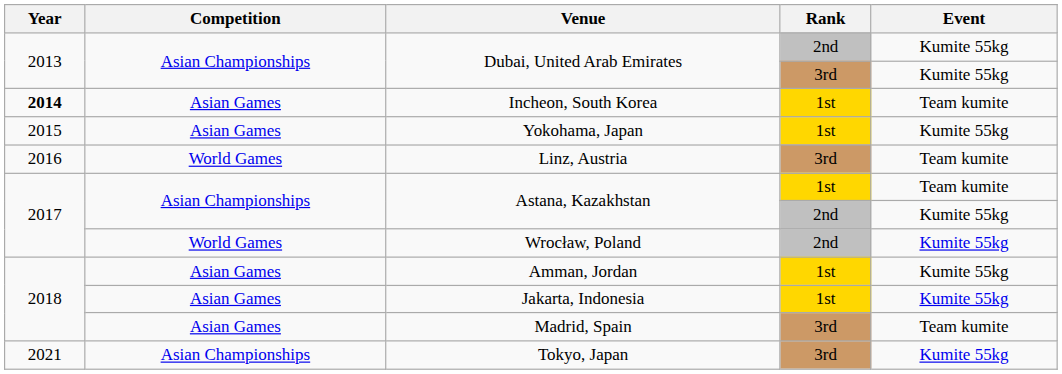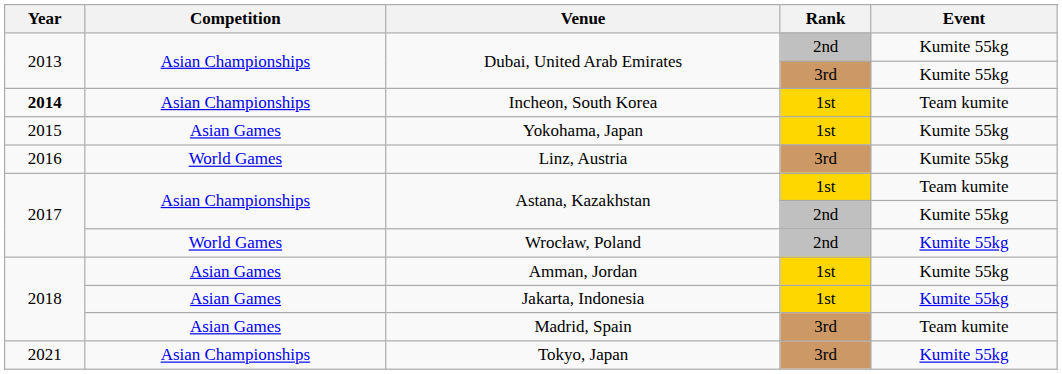(235, 102) Asian Games -> (235, 102) Asian Championships
(964, 159) Team kumite -> (964, 159) Kumite 55kg
